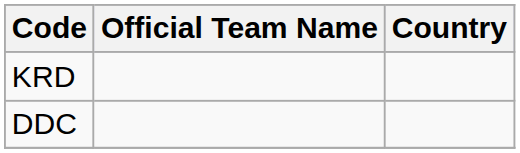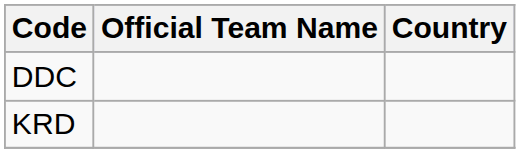rows swapped: (44, 123) <-> (44, 76)
